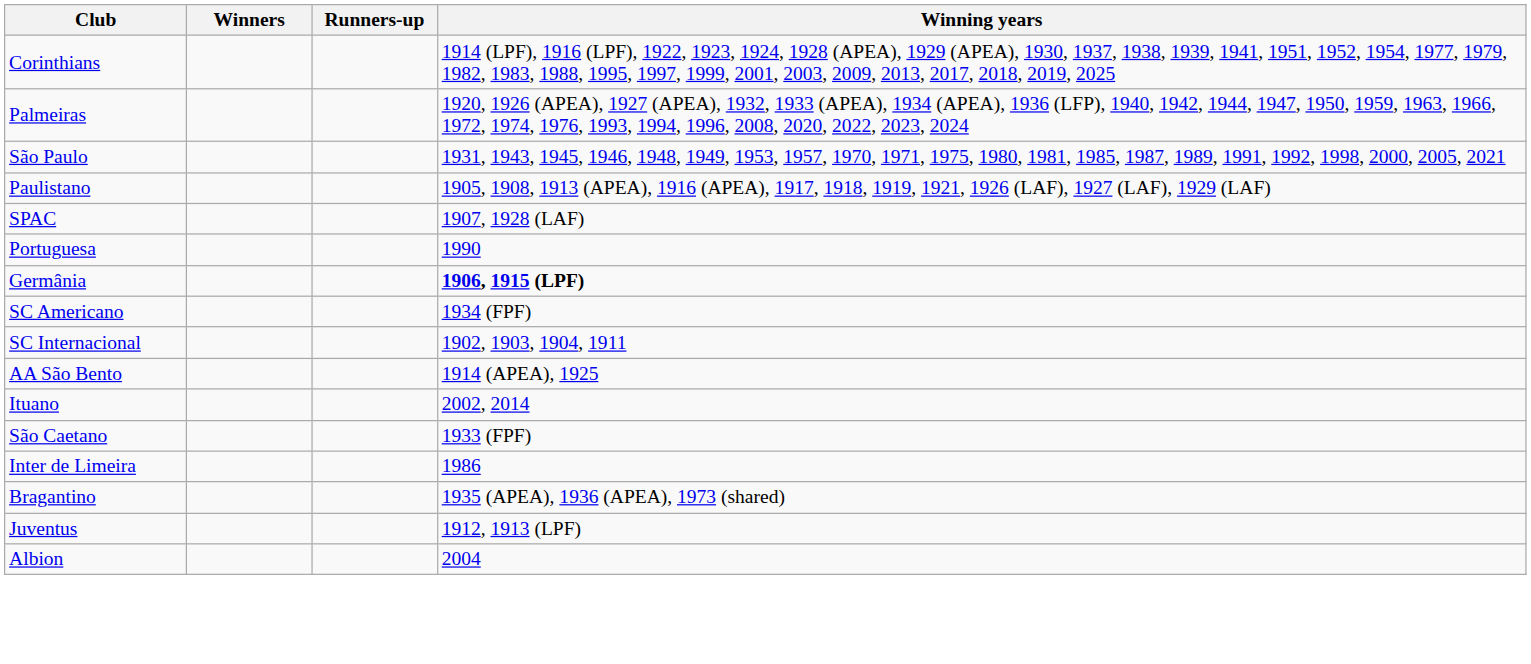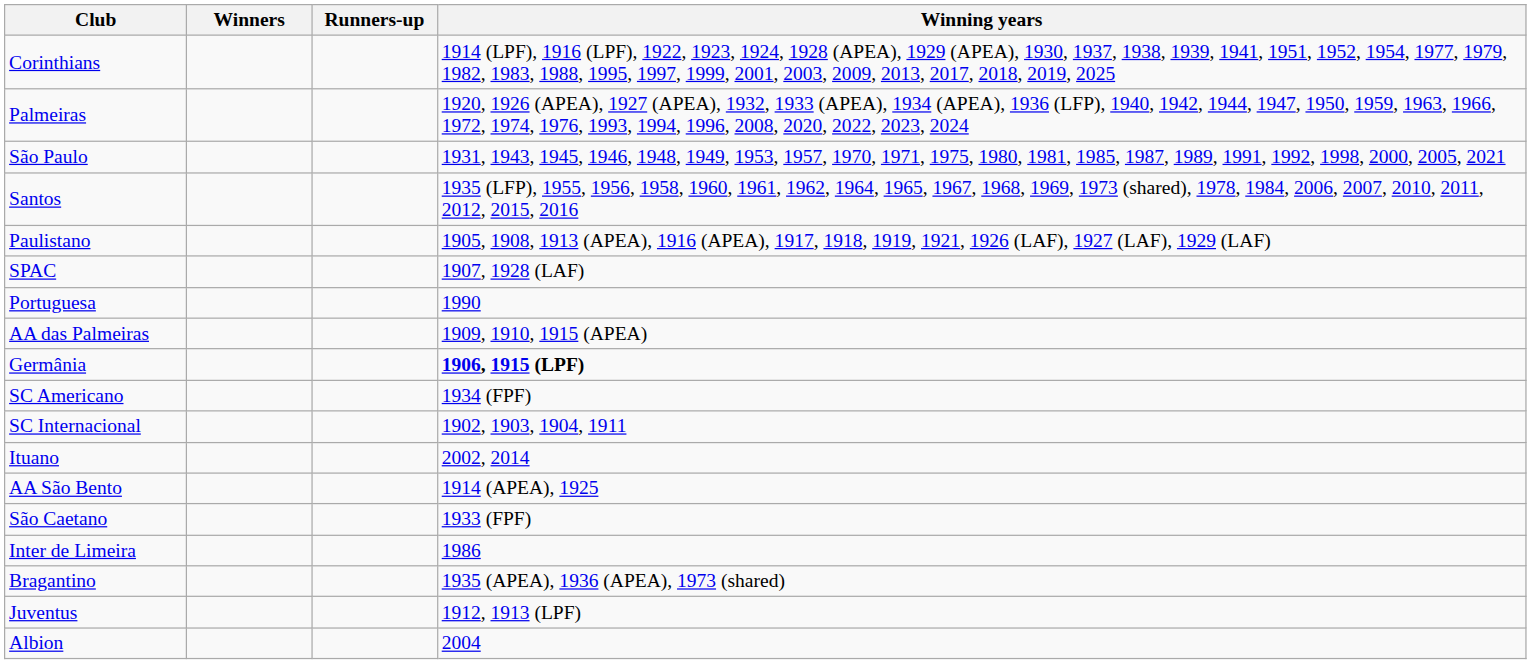+ row: (35, 198)
+ row: (79, 333)
rows swapped: (34, 404) <-> (66, 373)
